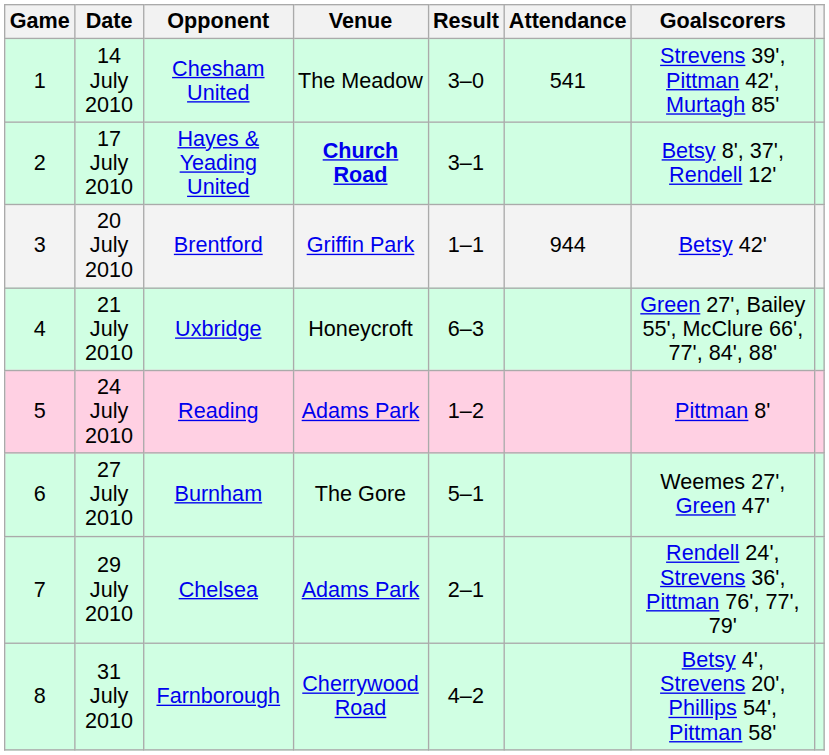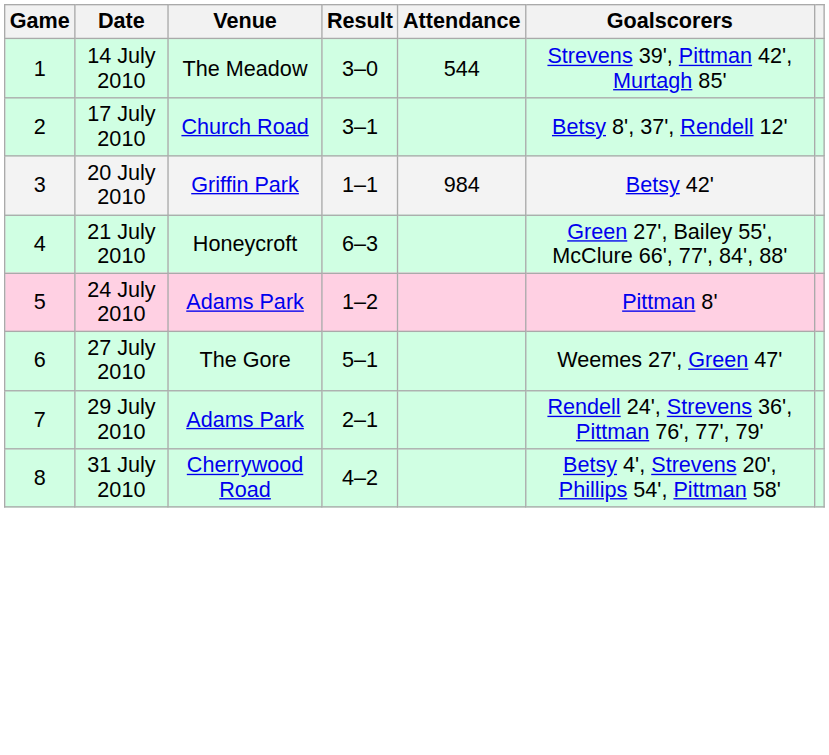- column: (218, 21)
(568, 80) 541 -> (462, 68) 544
(360, 163) bold -> (245, 126) normal
(568, 245) 944 -> (462, 185) 984
